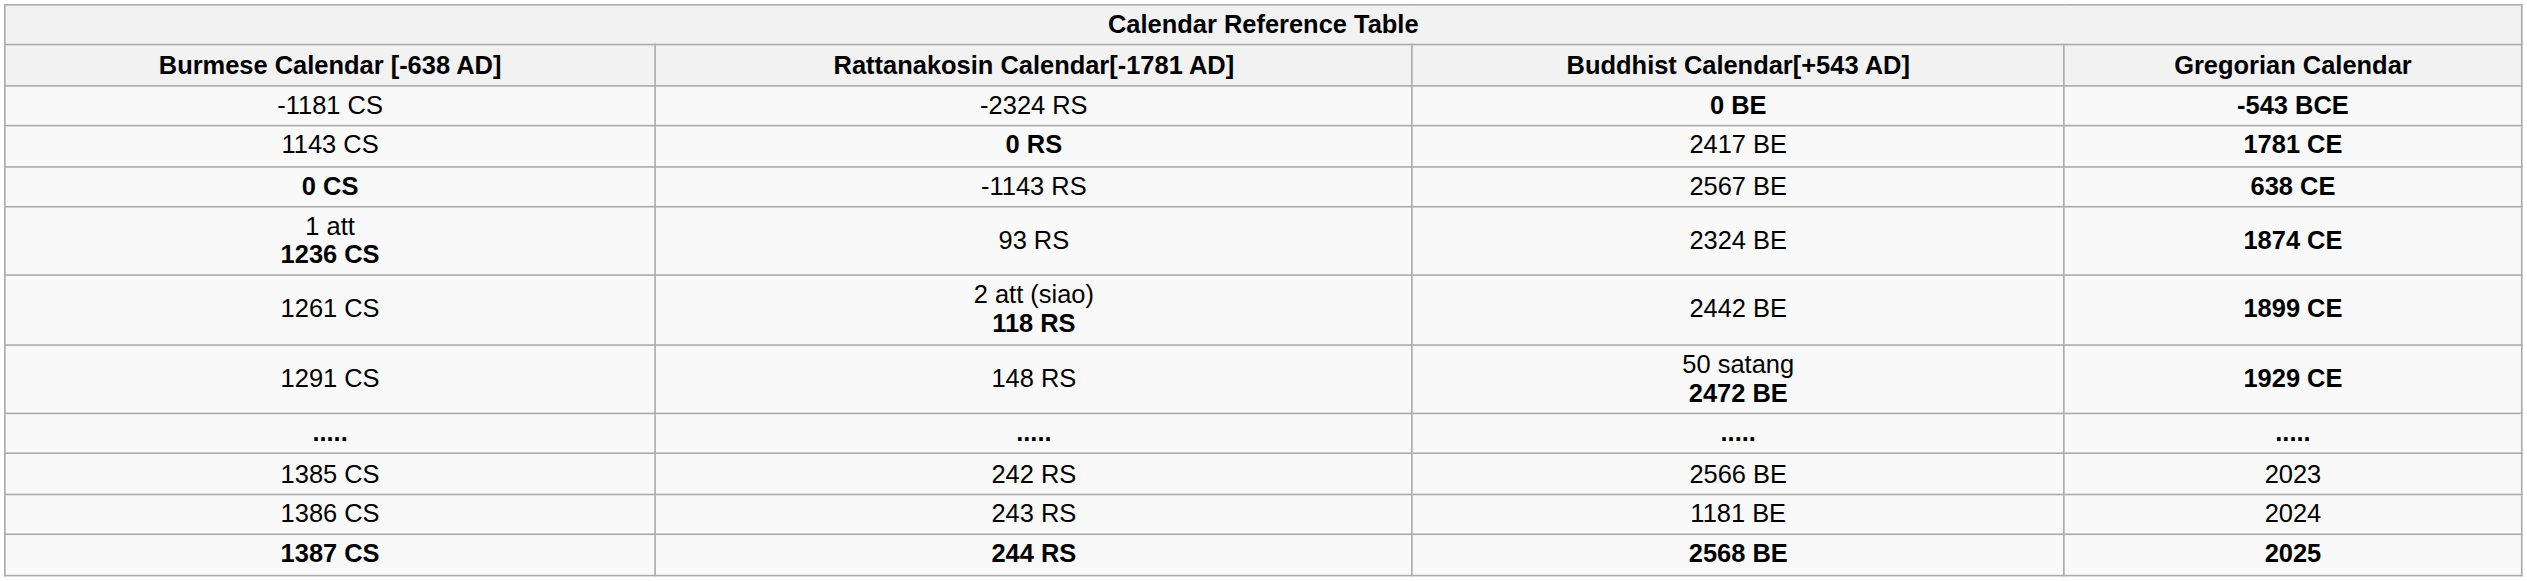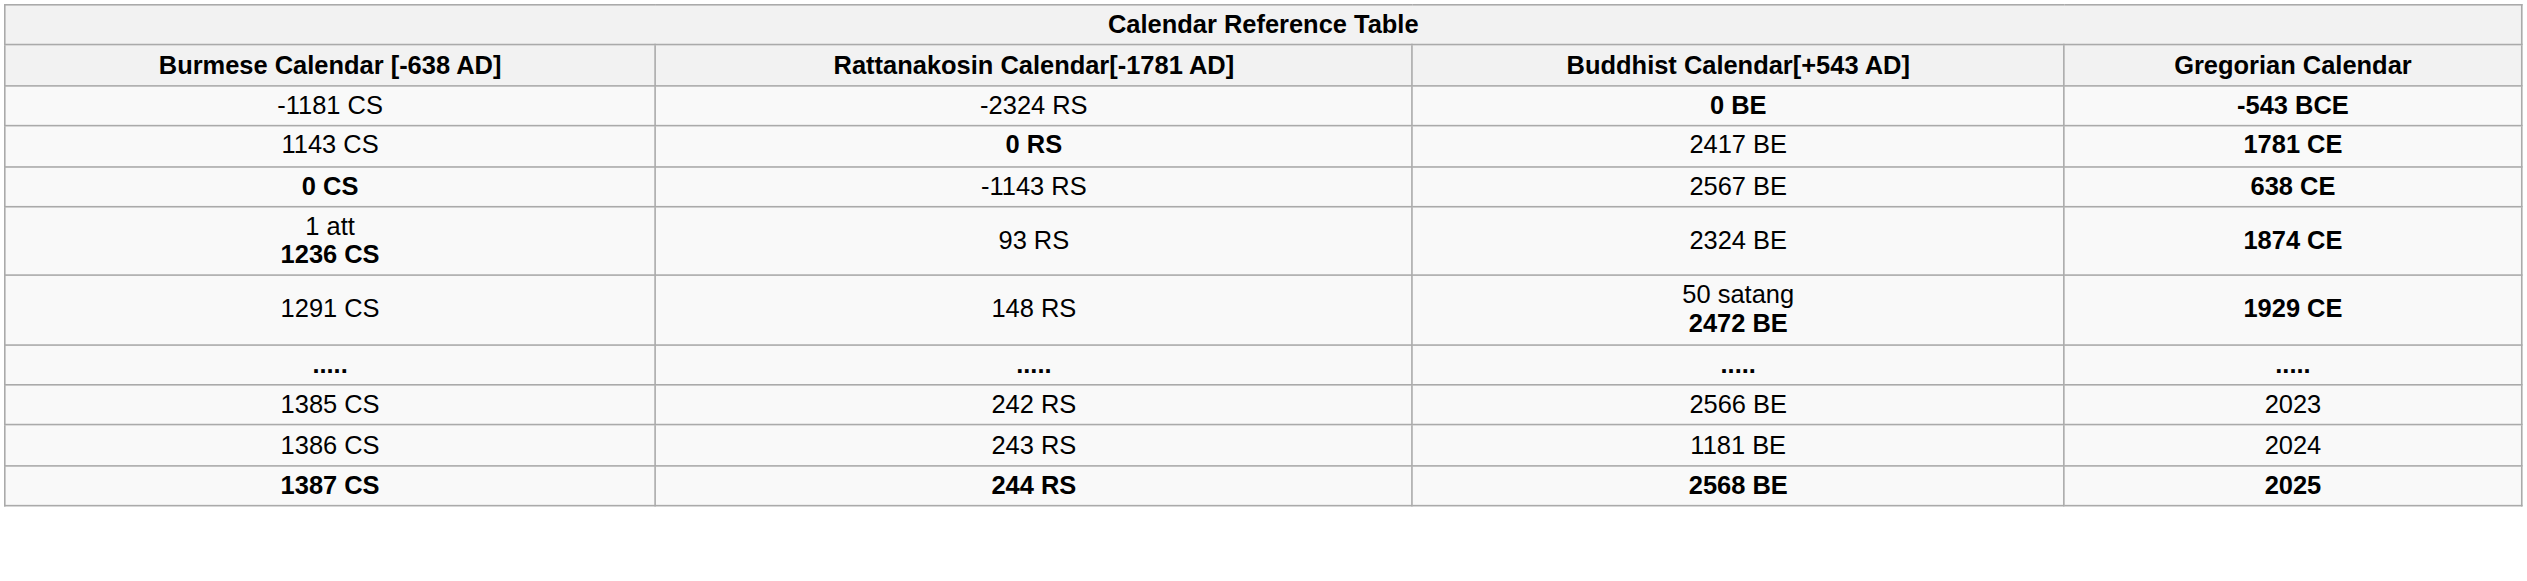- row: (330, 309)
